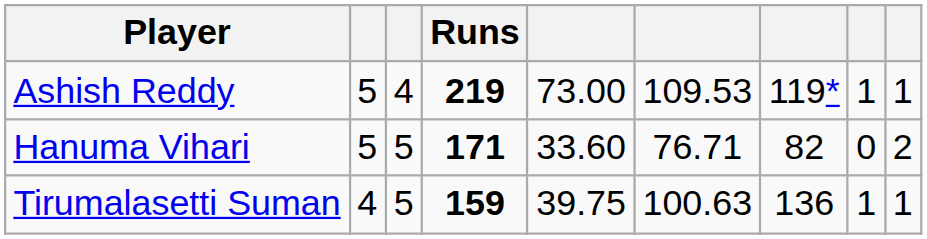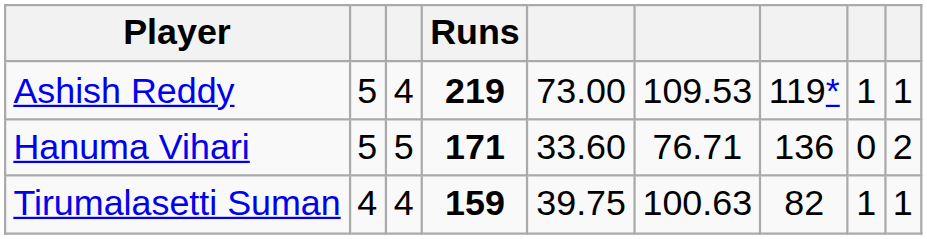(804, 146) 82 -> (804, 146) 136
(404, 203) 5 -> (404, 203) 4
(804, 203) 136 -> (804, 203) 82
